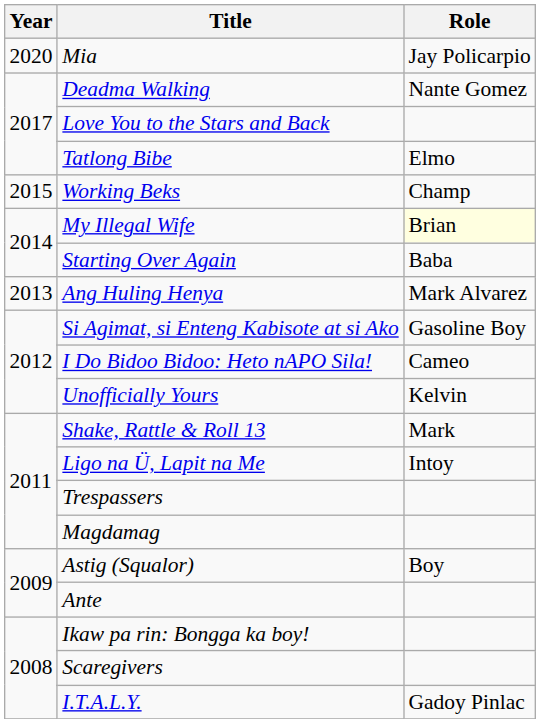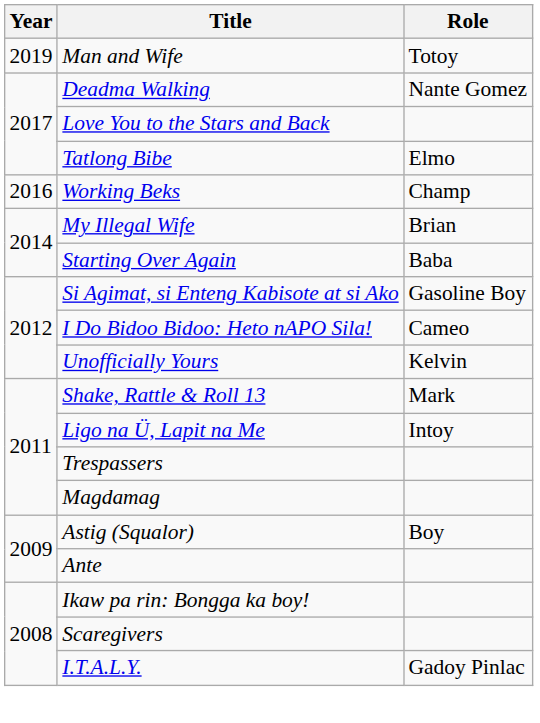- row: (80, 55)
+ row: (123, 55)
(31, 191) 2015 -> (31, 191) 2016
(432, 225) lightyellow background -> (432, 225) no background
- row: (143, 293)
